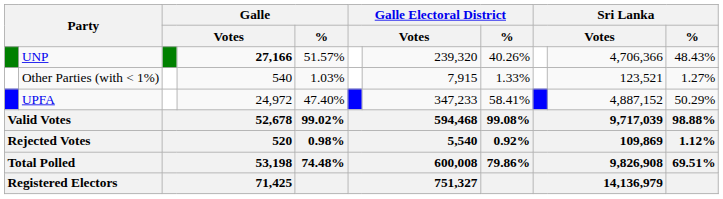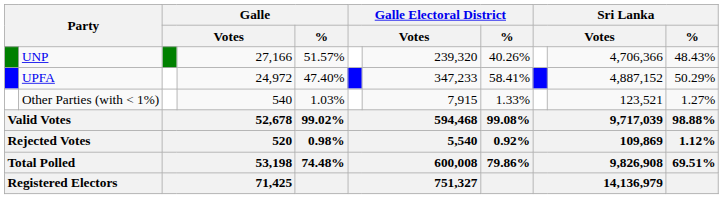(274, 57) bold -> (274, 57) normal
rows swapped: (38, 99) <-> (91, 78)
